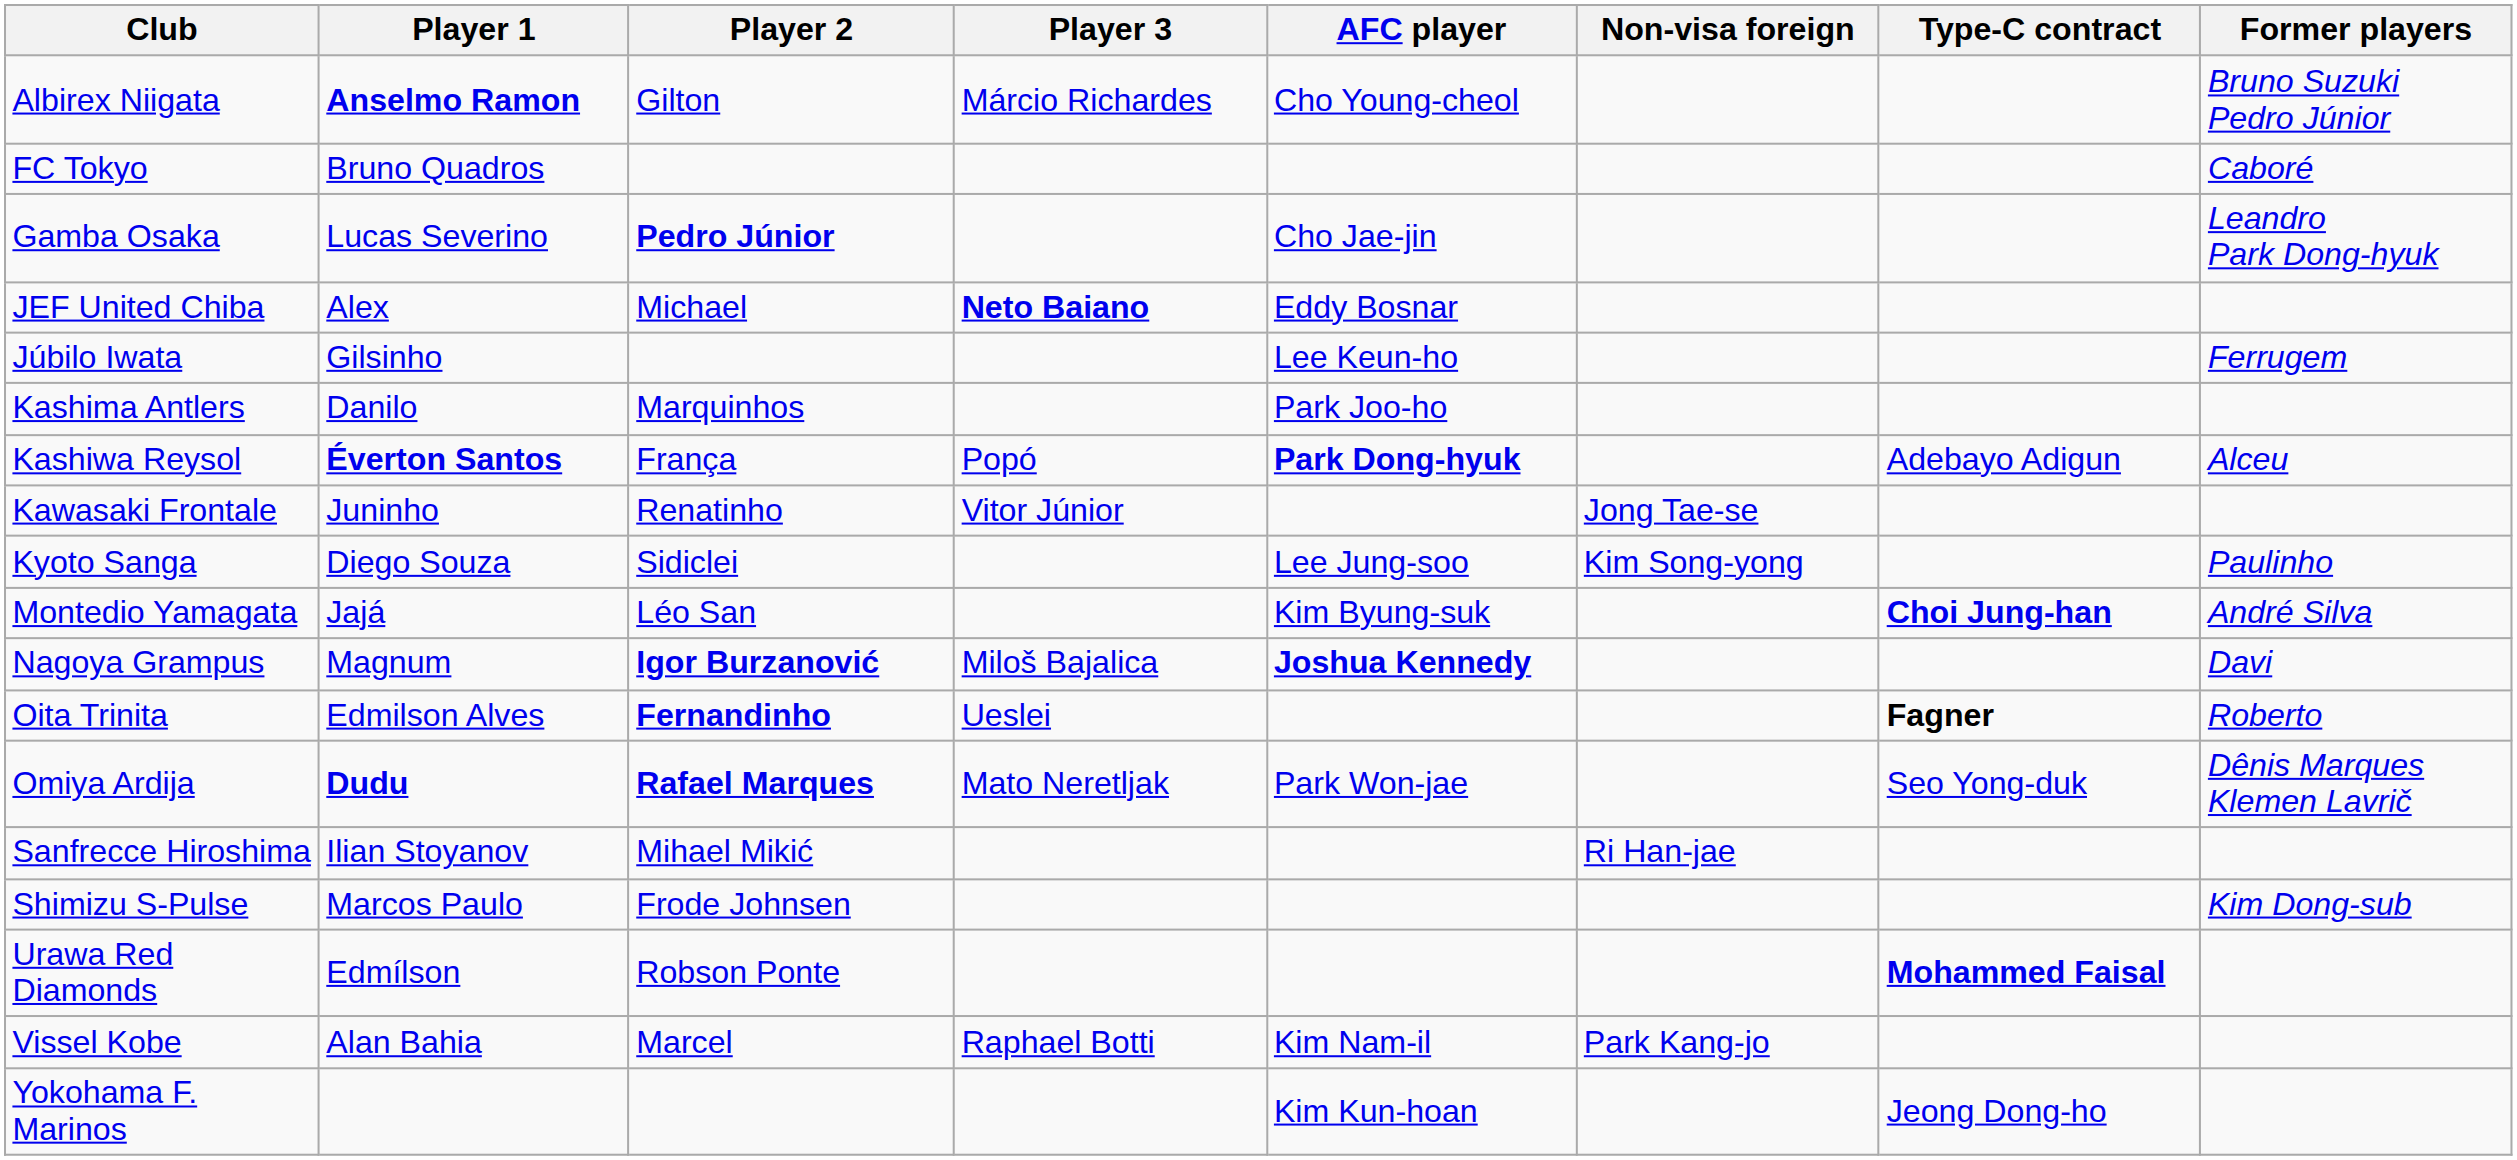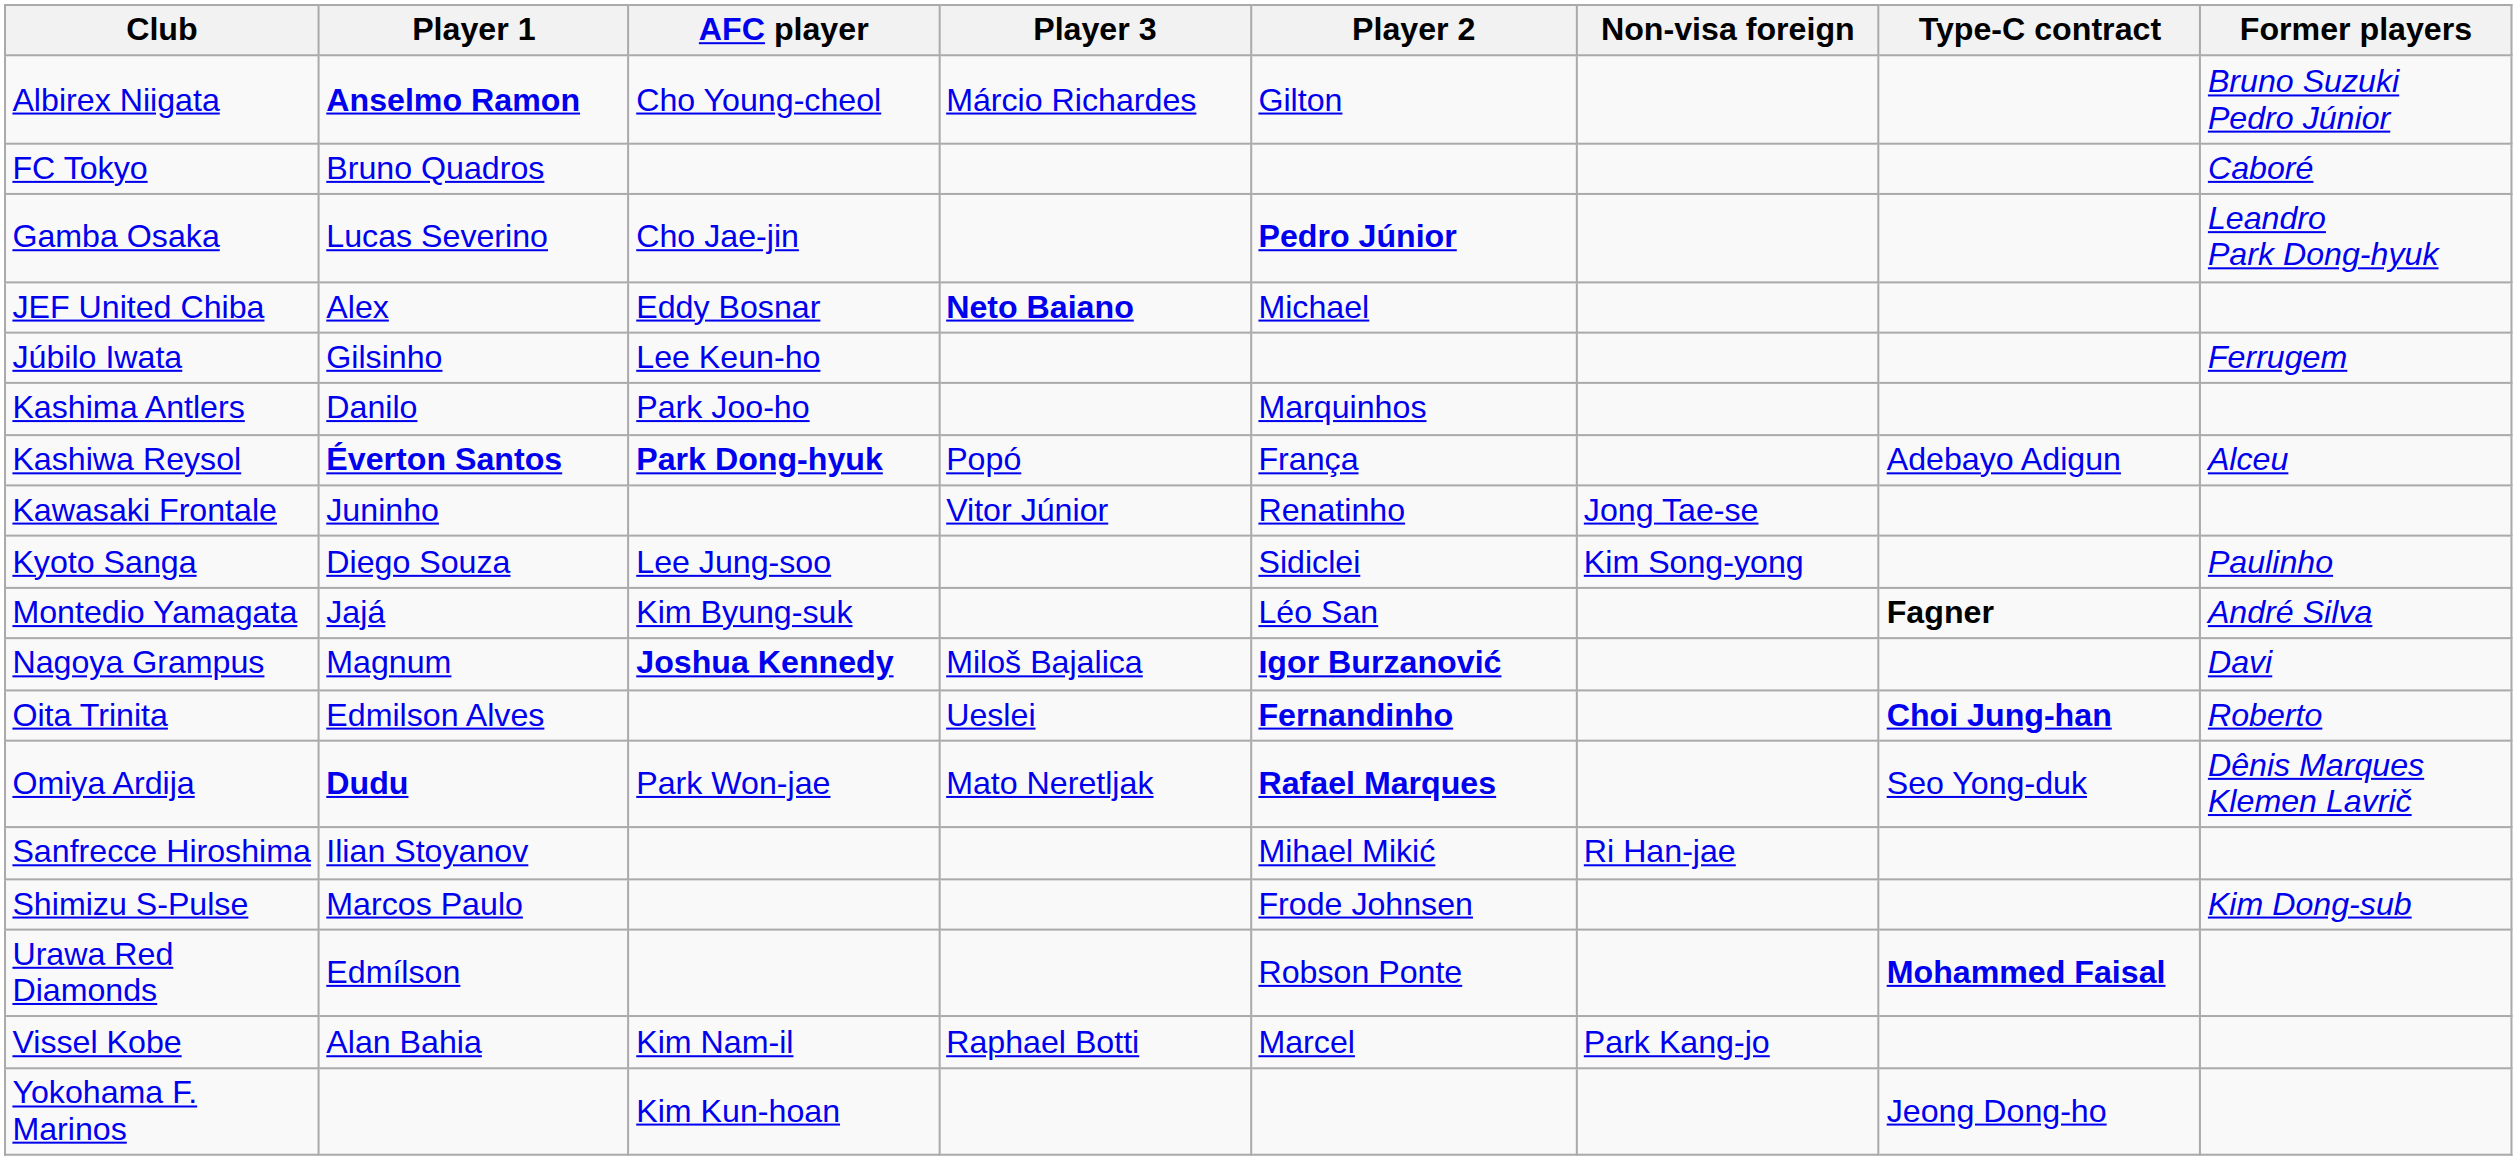columns swapped: (792, 30) <-> (1421, 30)
(1999, 612) Choi Jung-han -> (1940, 612) Fagner
(1940, 714) Fagner -> (1999, 714) Choi Jung-han
